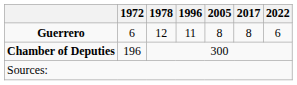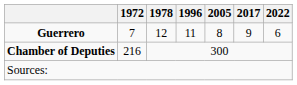(132, 32) 6 -> (132, 32) 7
(249, 32) 8 -> (249, 32) 9
(132, 51) 196 -> (132, 51) 216
